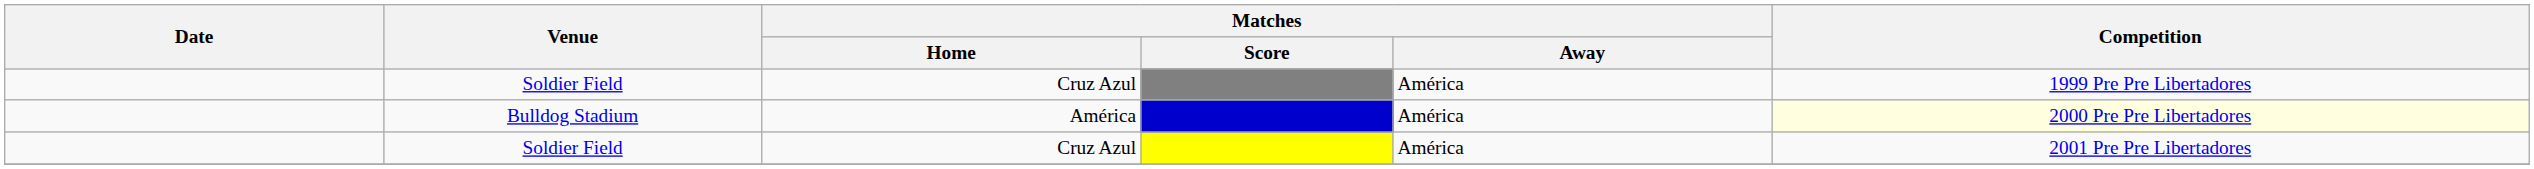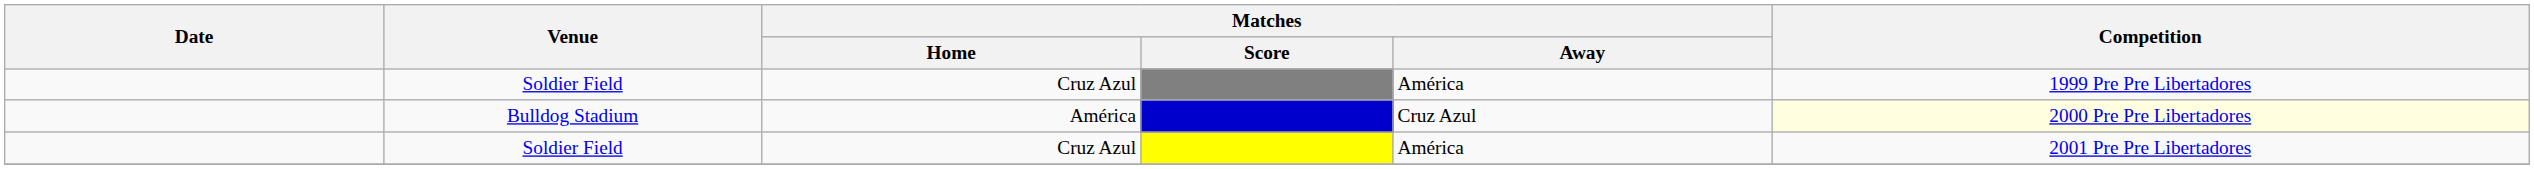(1431, 116) América -> (1437, 116) Cruz Azul
